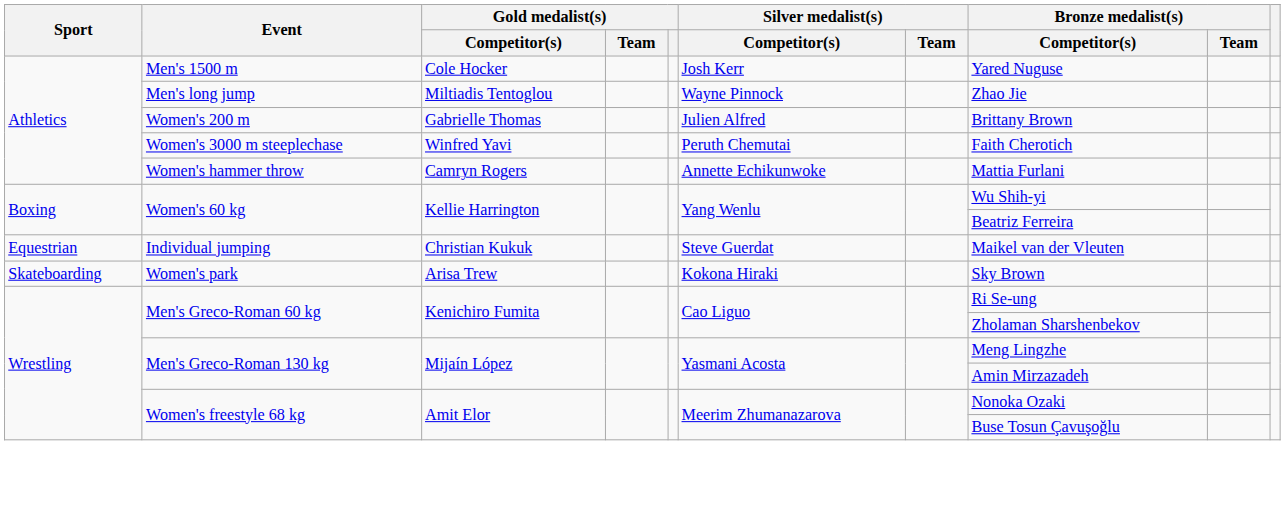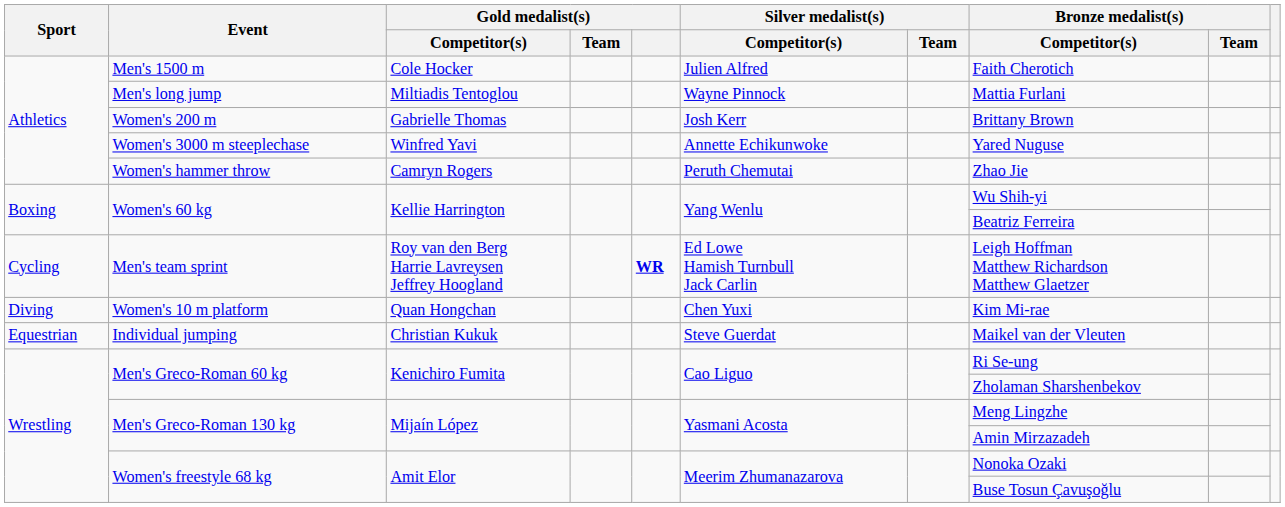(713, 68) Josh Kerr -> (726, 68) Julien Alfred
(1017, 68) Yared Nuguse -> (1023, 68) Faith Cherotich
(999, 94) Zhao Jie -> (1019, 94) Mattia Furlani
(723, 119) Julien Alfred -> (715, 119) Josh Kerr
(736, 145) Peruth Chemutai -> (756, 145) Annette Echikunwoke
(1022, 145) Faith Cherotich -> (1018, 145) Yared Nuguse
(754, 171) Annette Echikunwoke -> (738, 171) Peruth Chemutai
(1018, 171) Mattia Furlani -> (1000, 171) Zhao Jie
+ row: (170, 266)
+ row: (190, 309)
- row: (192, 273)
